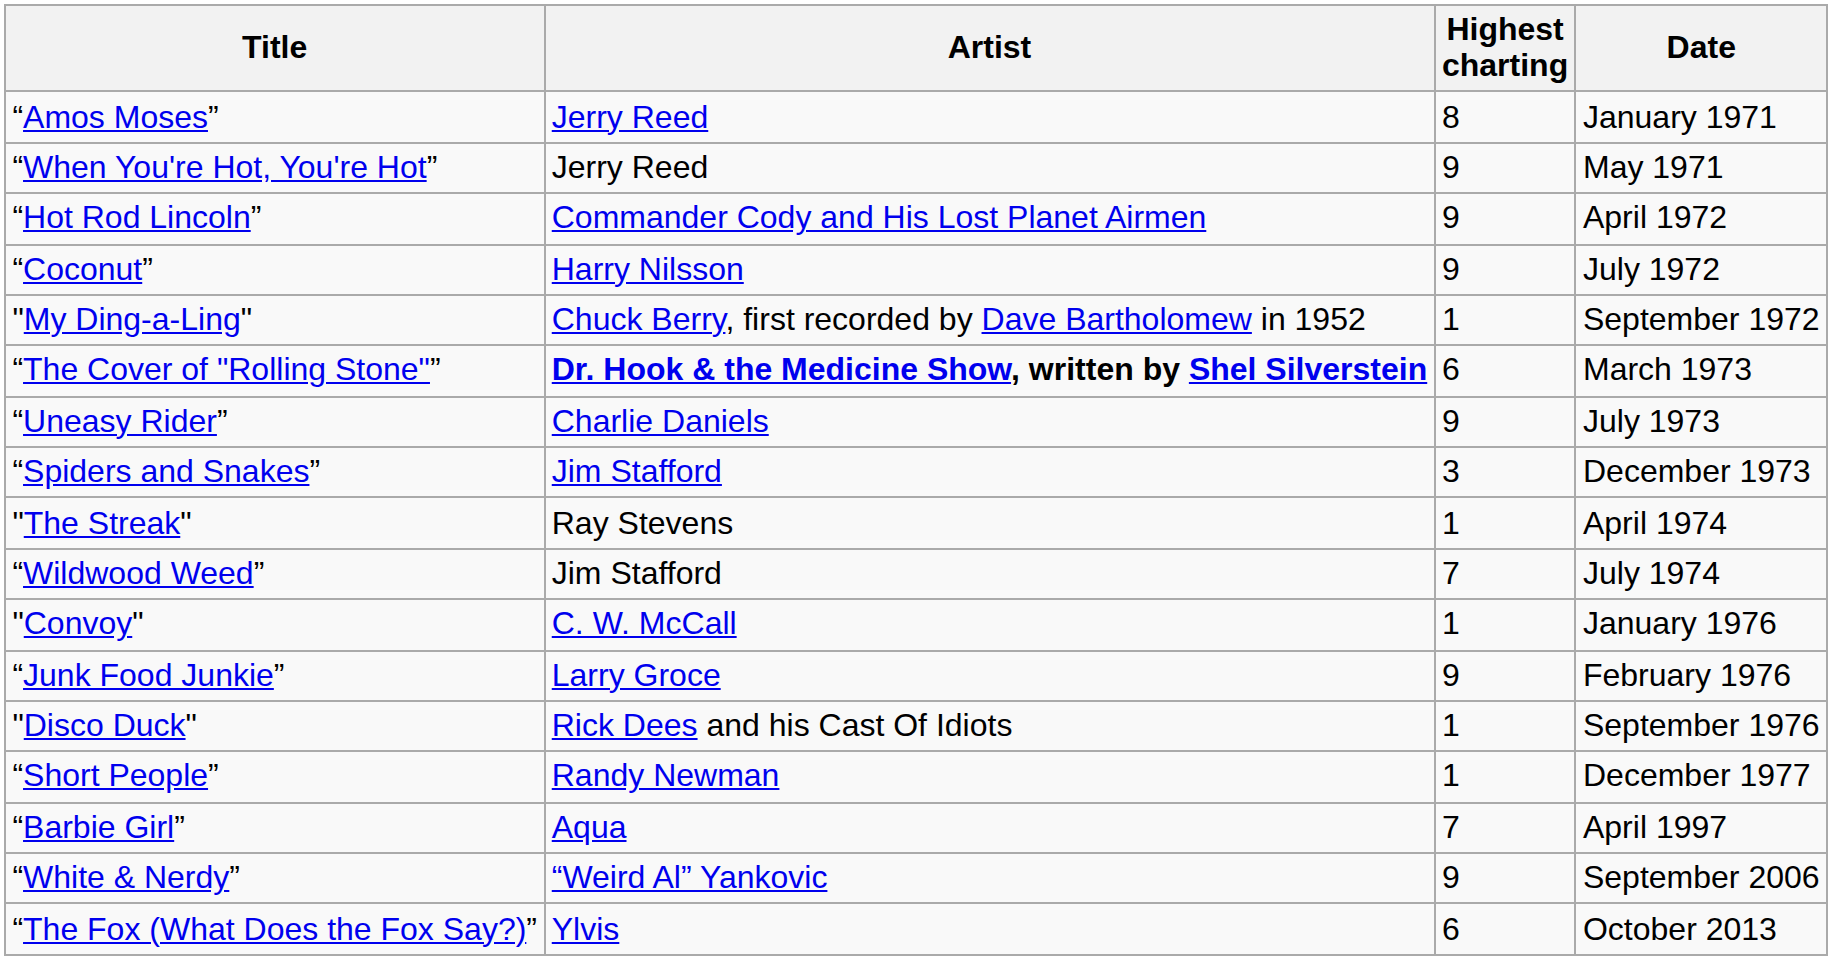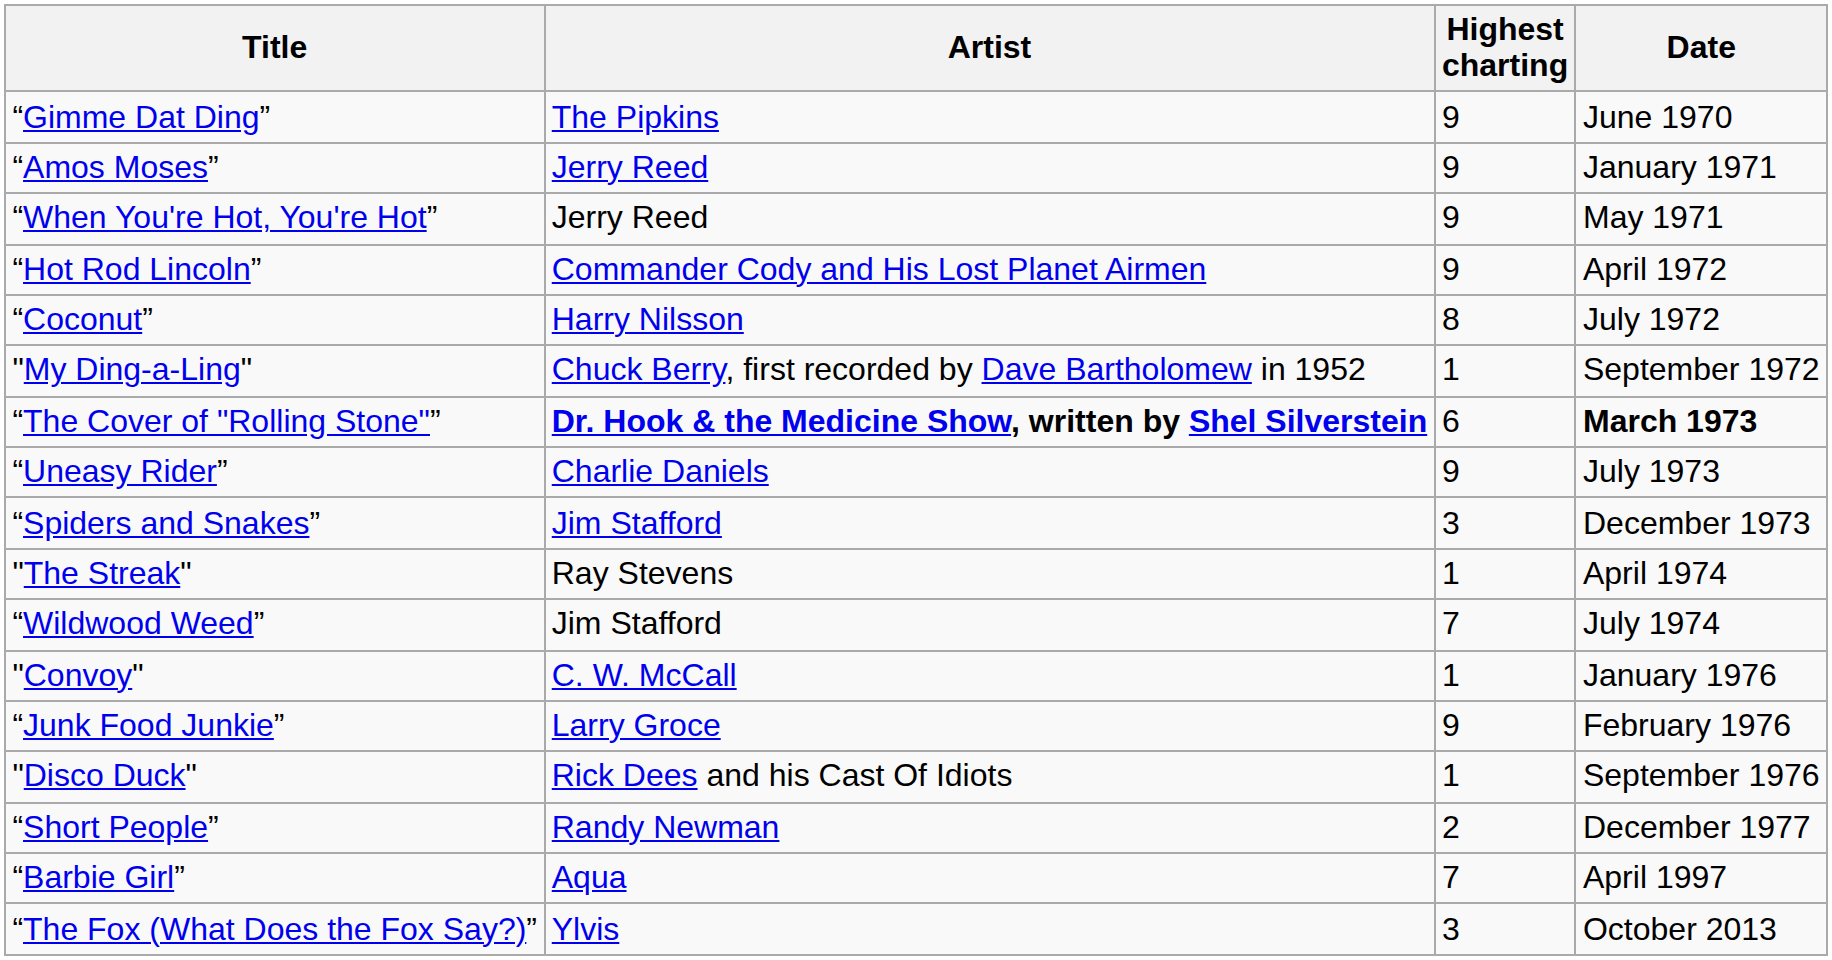+ row: (141, 116)
(1451, 116) 8 -> (1451, 167) 9
(1451, 268) 9 -> (1451, 319) 8
(1667, 370) normal -> (1670, 421) bold
(1451, 776) 1 -> (1451, 827) 2
- row: (126, 877)
(1451, 928) 6 -> (1451, 928) 3
